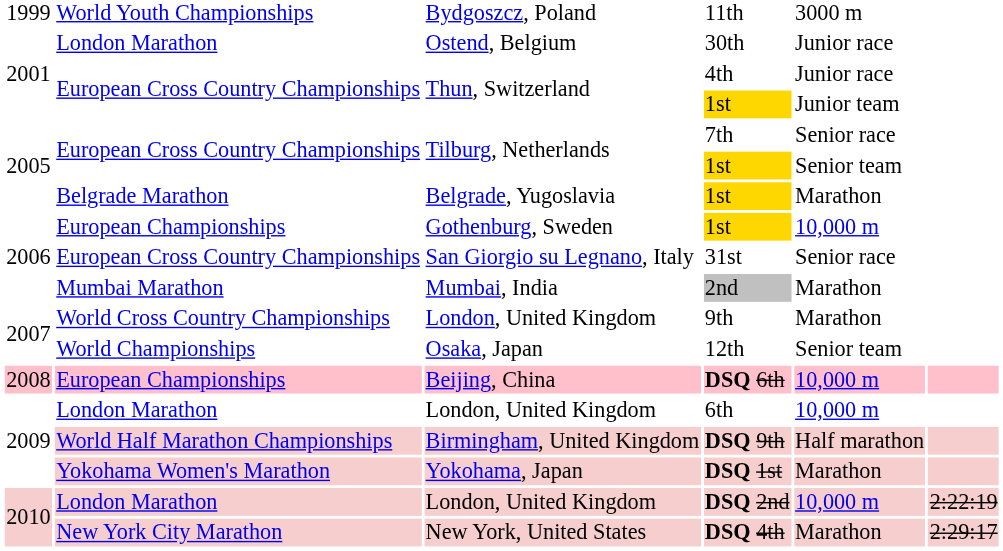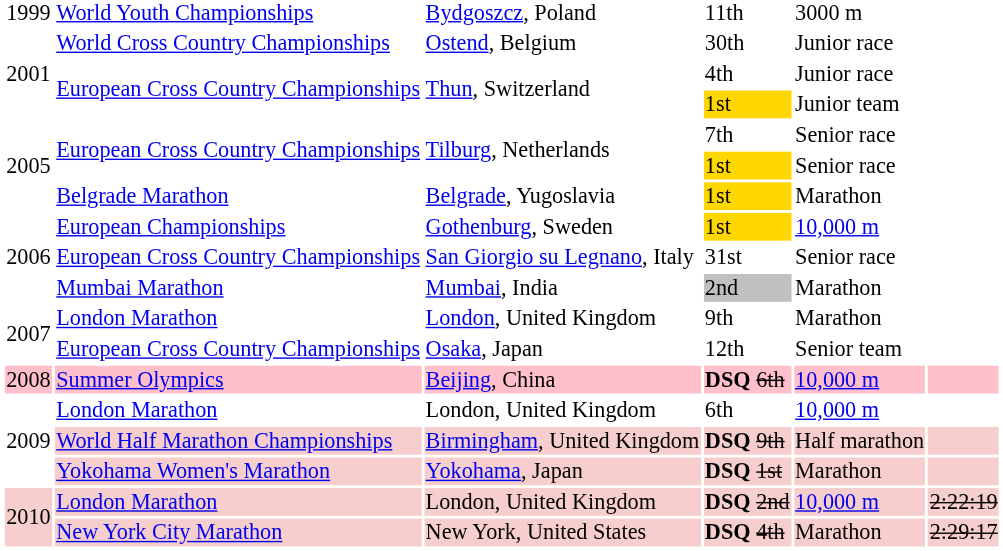(137, 43) London Marathon -> (223, 43) World Cross Country Championships
(849, 165) Senior team -> (845, 165) Senior race
(223, 318) World Cross Country Championships -> (137, 318) London Marathon
(156, 348) World Championships -> (238, 348) European Cross Country Championships
(171, 379) European Championships -> (140, 379) Summer Olympics
